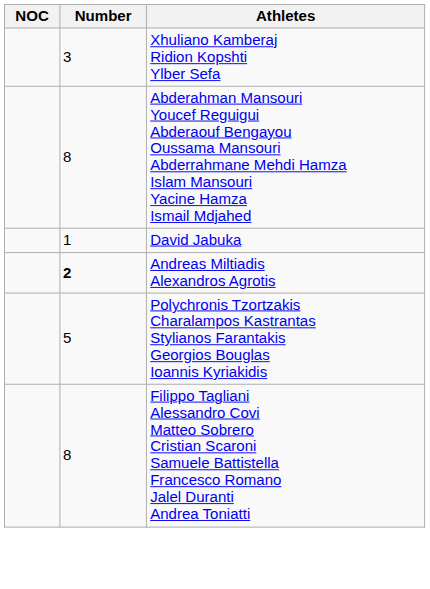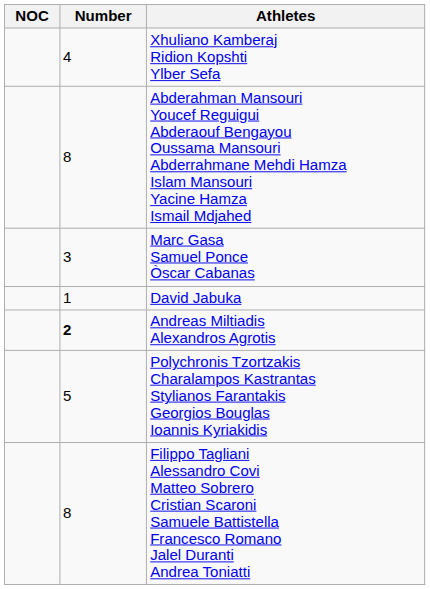(67, 57) 3 -> (67, 57) 4
+ row: (202, 257)
